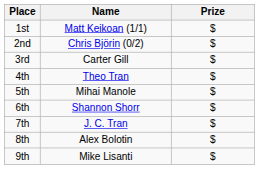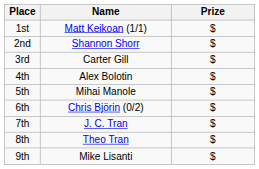(106, 44) Chris Björin (0/2) -> (106, 44) Shannon Shorr
(106, 76) Theo Tran -> (106, 76) Alex Bolotin
(106, 108) Shannon Shorr -> (106, 108) Chris Björin (0/2)
(106, 140) Alex Bolotin -> (106, 140) Theo Tran
